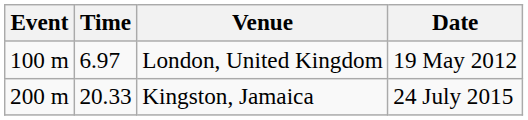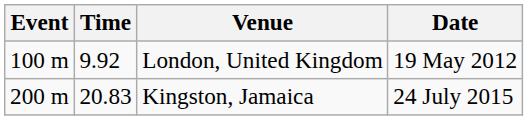(100, 59) 6.97 -> (100, 59) 9.92
(106, 96) 20.33 -> (106, 96) 20.83
